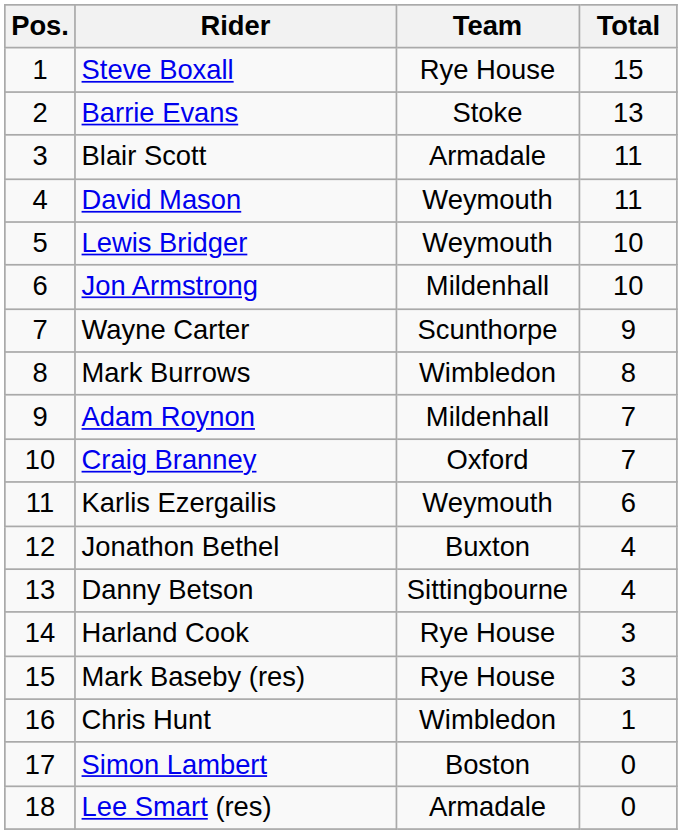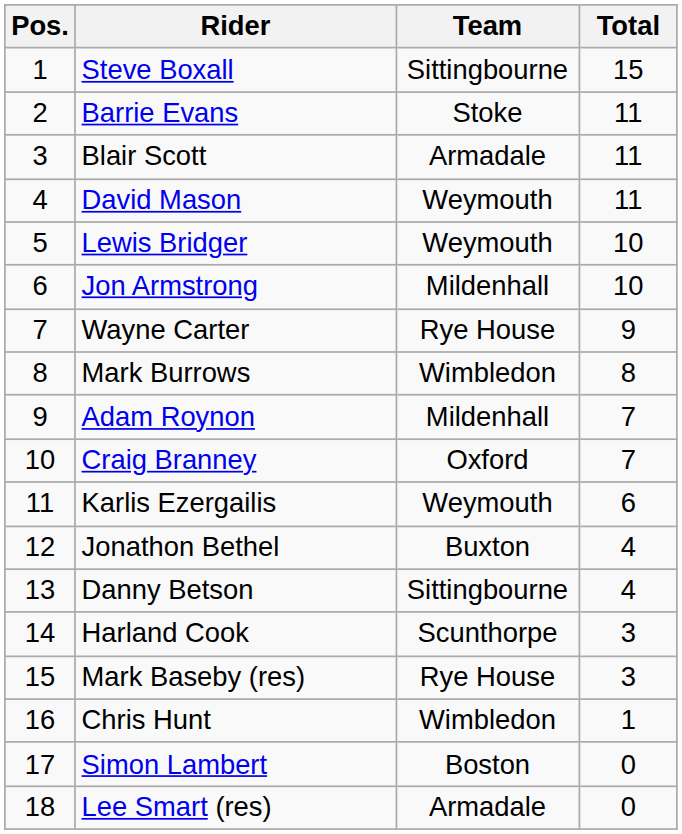(487, 69) Rye House -> (487, 69) Sittingbourne
(628, 112) 13 -> (628, 112) 11
(487, 329) Scunthorpe -> (487, 329) Rye House
(487, 633) Rye House -> (487, 633) Scunthorpe
